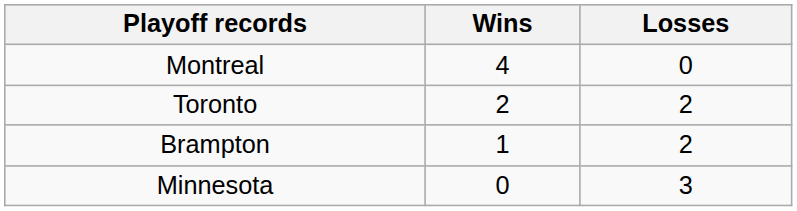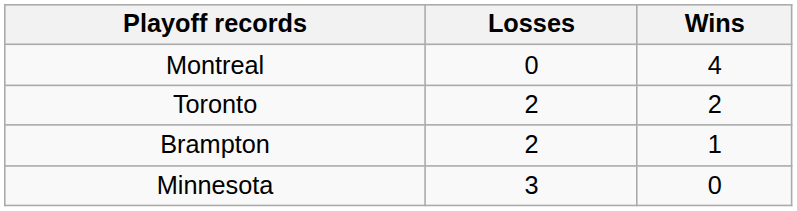columns swapped: (502, 24) <-> (686, 24)
